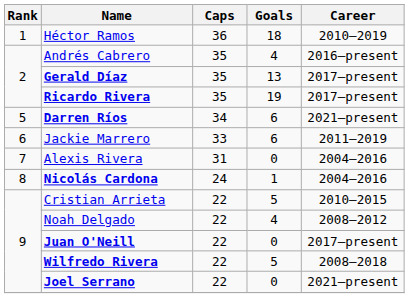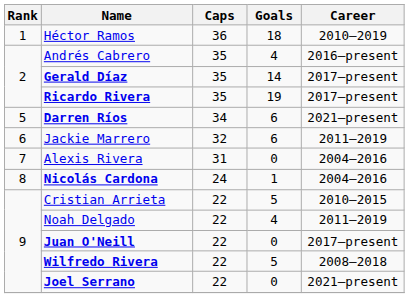(274, 76) 13 -> (274, 76) 14
(220, 138) 33 -> (220, 138) 32
(353, 220) 2008–2012 -> (353, 220) 2011–2019
